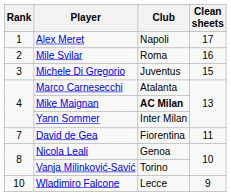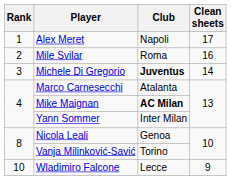(160, 71) normal -> (162, 71) bold
(208, 71) 15 -> (208, 71) 14
- row: (67, 135)
